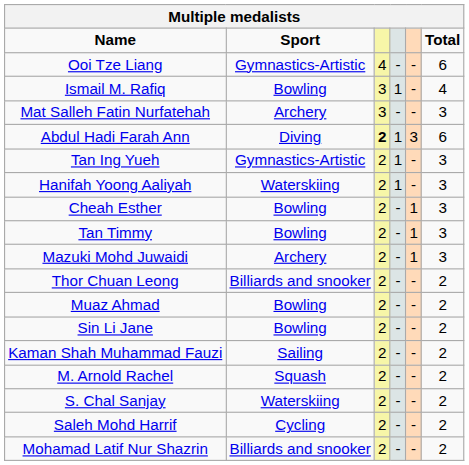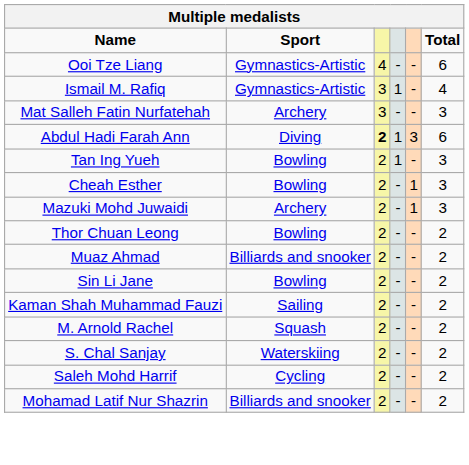(300, 88) Bowling -> (300, 88) Gymnastics-Artistic
(300, 160) Gymnastics-Artistic -> (300, 160) Bowling
- row: (115, 184)
- row: (115, 232)
(300, 280) Billiards and snooker -> (300, 232) Bowling
(300, 304) Bowling -> (300, 256) Billiards and snooker
